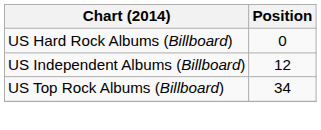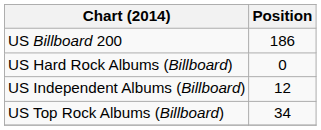+ row: (65, 40)
